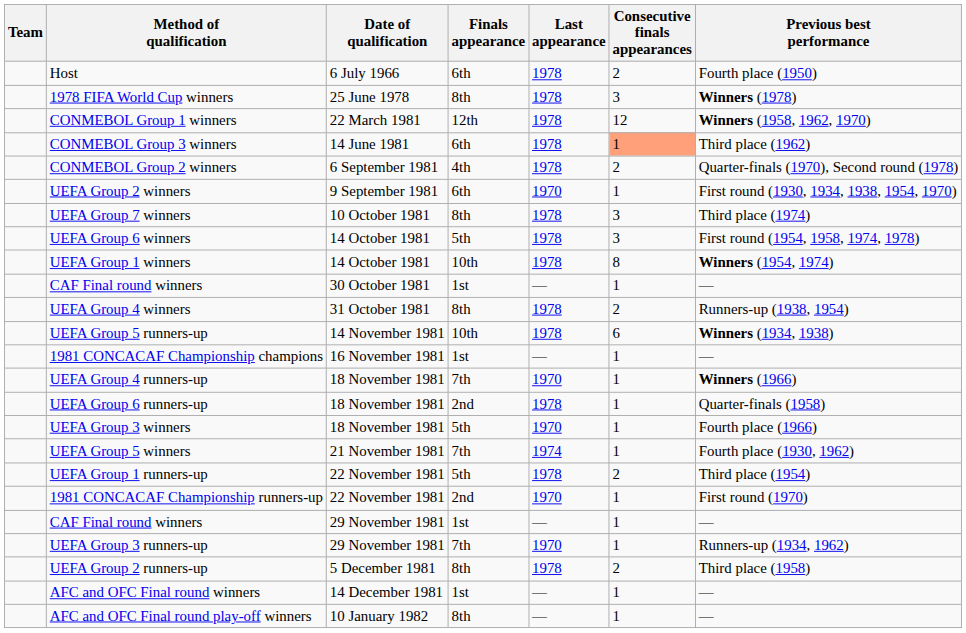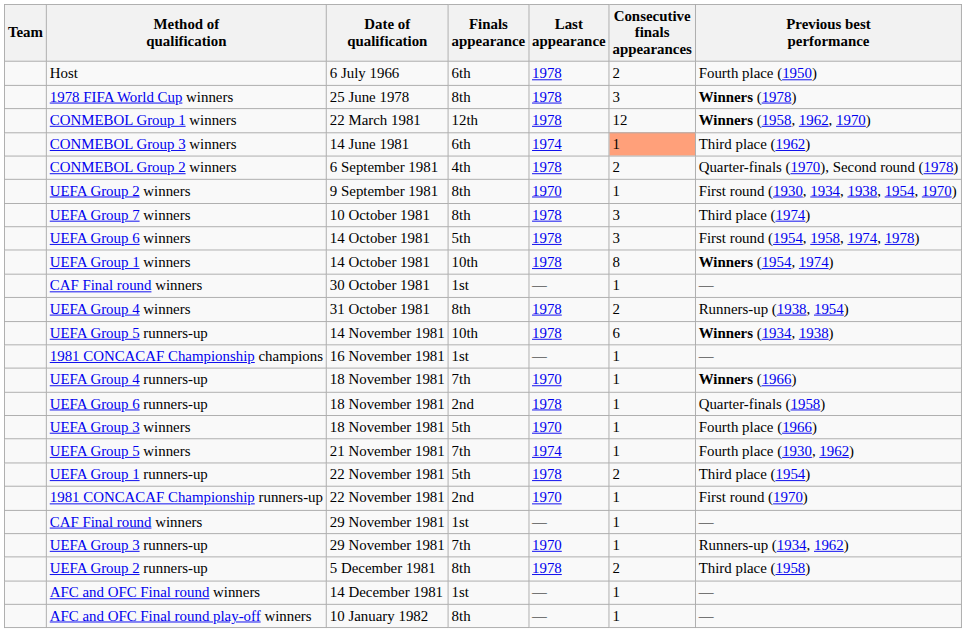(547, 144) 1978 -> (547, 144) 1974
(461, 191) 6th -> (461, 191) 8th
